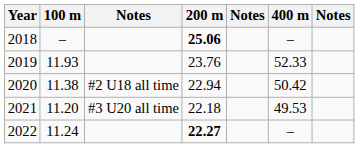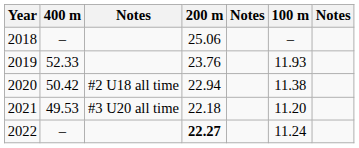columns swapped: (290, 16) <-> (62, 16)
(204, 39) bold -> (204, 39) normal
